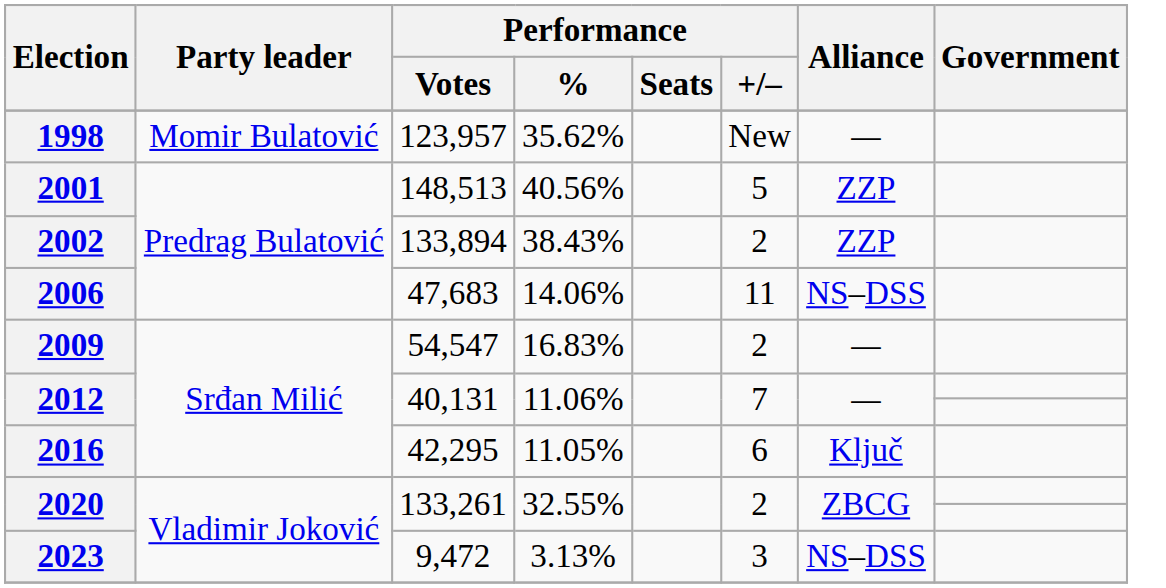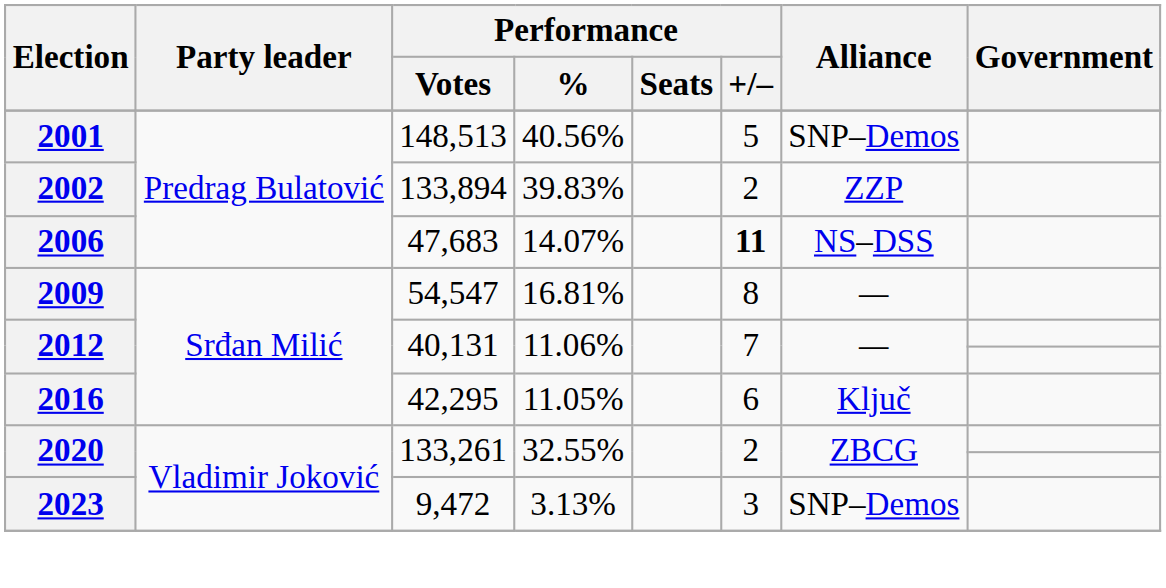- row: (71, 135)
(866, 188) ZZP -> (874, 135) SNP–Demos
(573, 240) 38.43% -> (573, 188) 39.83%
(573, 293) 14.06% -> (573, 240) 14.07%
(760, 293) normal -> (751, 240) bold
(573, 345) 16.83% -> (573, 293) 16.81%
(760, 345) 2 -> (751, 293) 8
(866, 556) NS–DSS -> (874, 503) SNP–Demos
